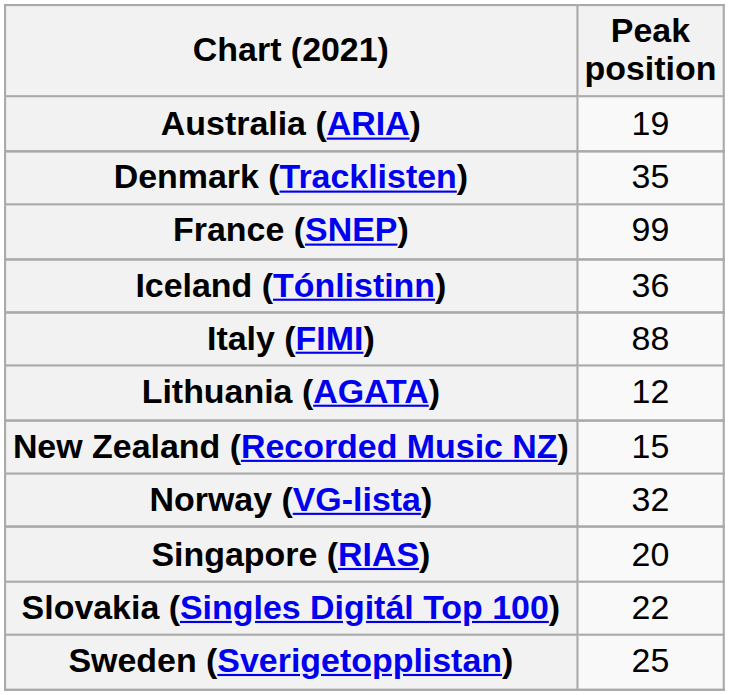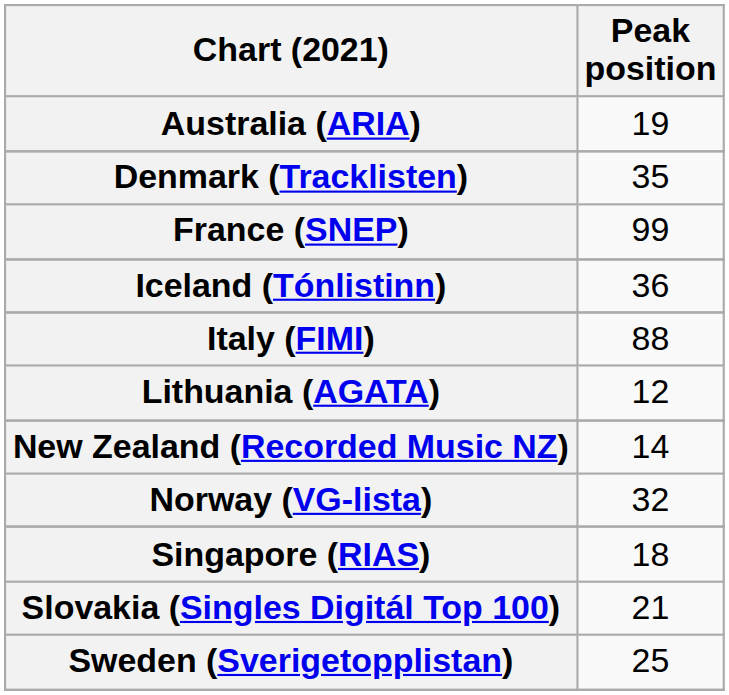(650, 446) 15 -> (650, 446) 14
(650, 553) 20 -> (650, 553) 18
(650, 607) 22 -> (650, 607) 21
